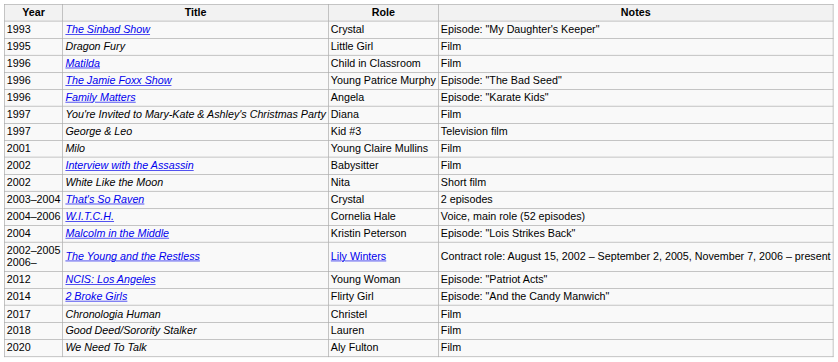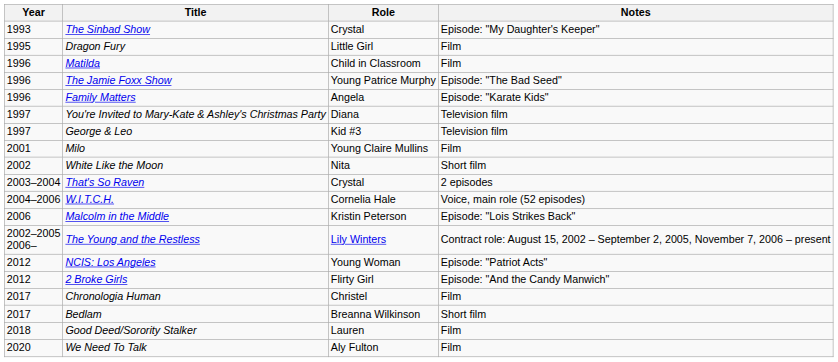(451, 115) Film -> (474, 115) Television film
- row: (130, 166)
(19, 234) 2004 -> (19, 217) 2006
(19, 297) 2014 -> (19, 280) 2012
+ row: (84, 314)
